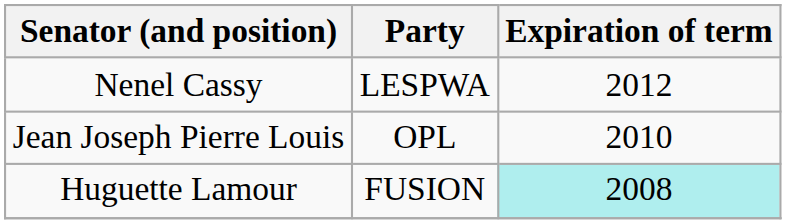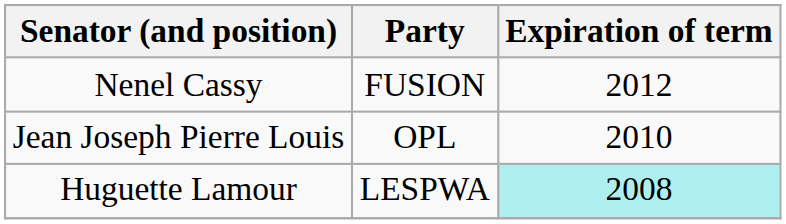(425, 84) LESPWA -> (425, 84) FUSION
(425, 190) FUSION -> (425, 190) LESPWA
